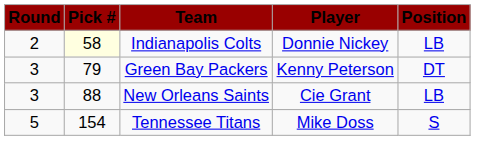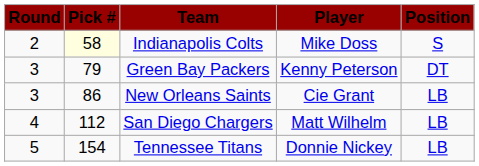(335, 43) Donnie Nickey -> (339, 43) Mike Doss
(434, 43) LB -> (438, 43) S
(92, 95) 88 -> (92, 95) 86
+ row: (198, 122)
(335, 122) Mike Doss -> (339, 148) Donnie Nickey
(434, 122) S -> (438, 148) LB
